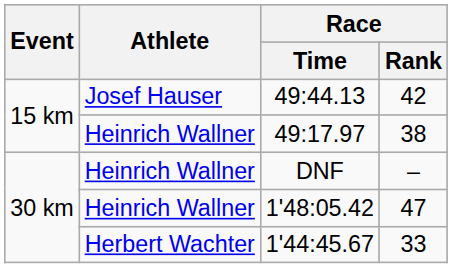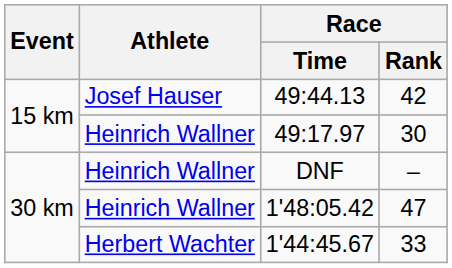(413, 134) 38 -> (413, 134) 30
